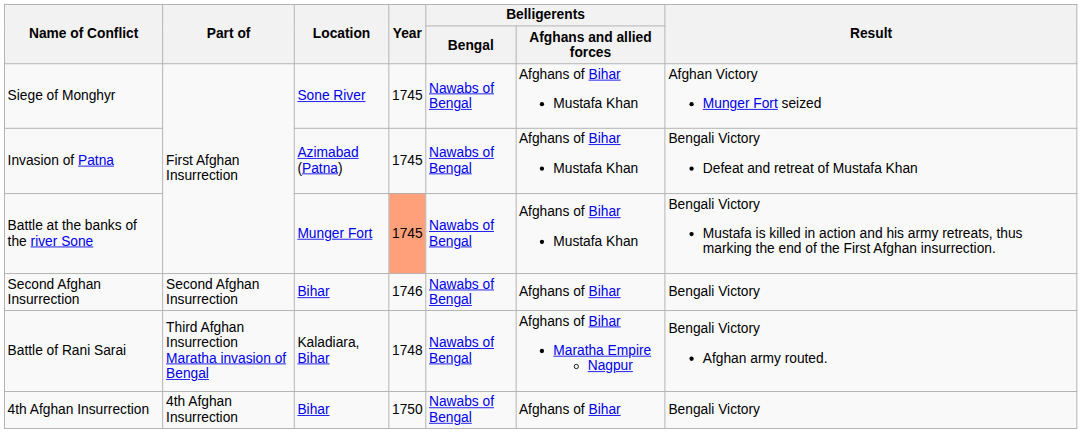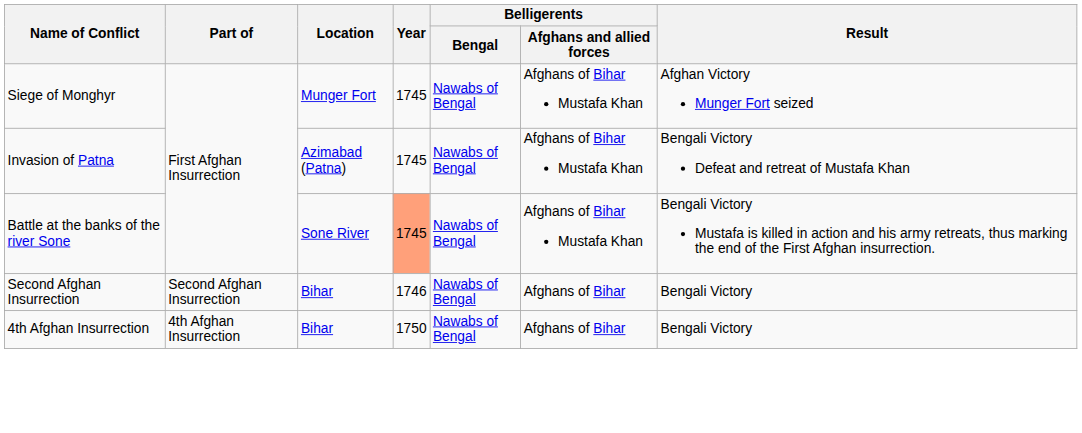(331, 96) Sone River -> (338, 96) Munger Fort
(335, 233) Munger Fort -> (335, 233) Sone River
- row: (67, 351)
